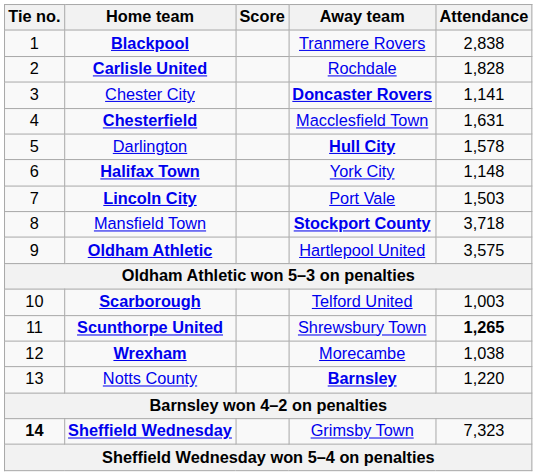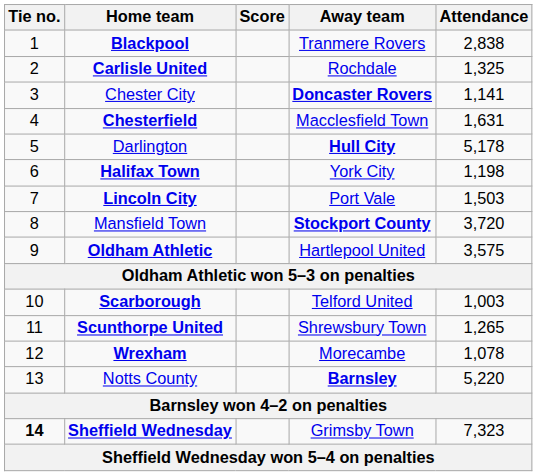(484, 69) 1,828 -> (484, 69) 1,325
(484, 146) 1,578 -> (484, 146) 5,178
(484, 172) 1,148 -> (484, 172) 1,198
(484, 224) 3,718 -> (484, 224) 3,720
(484, 328) bold -> (484, 328) normal
(484, 353) 1,038 -> (484, 353) 1,078
(484, 379) 1,220 -> (484, 379) 5,220
